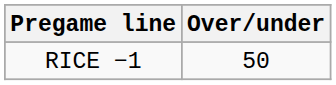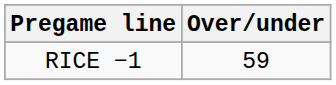(256, 61) 50 -> (256, 61) 59
